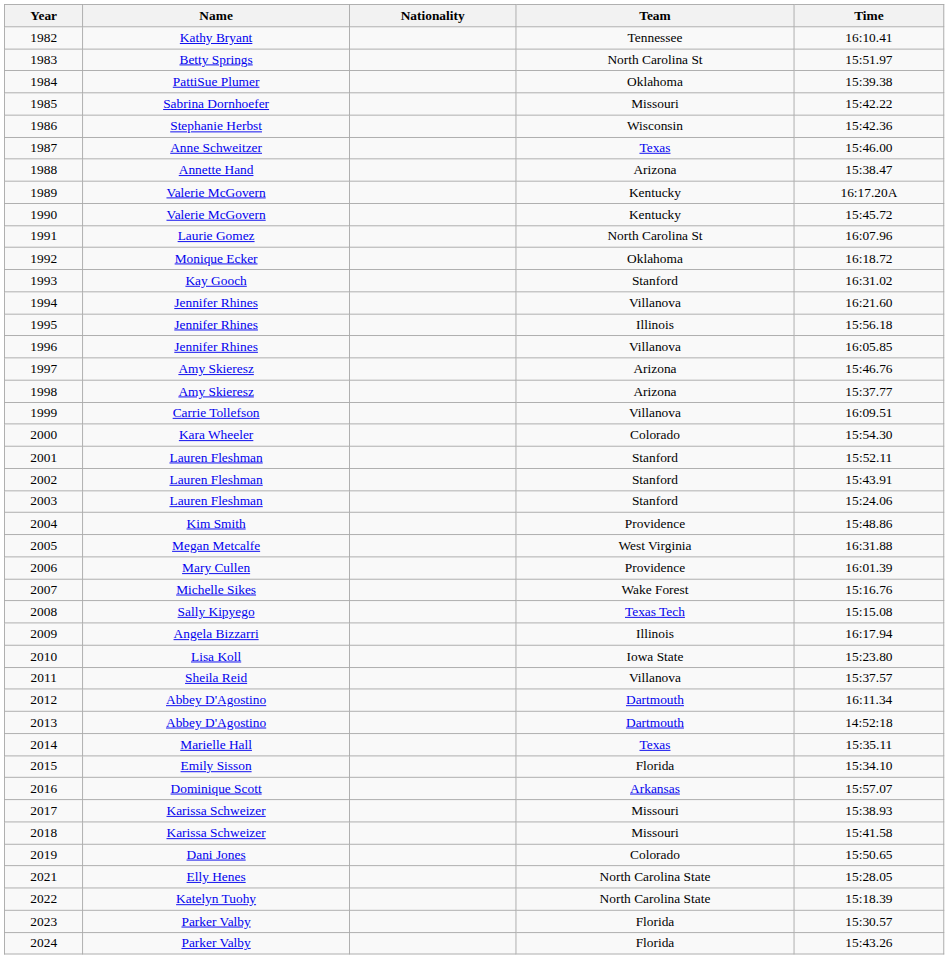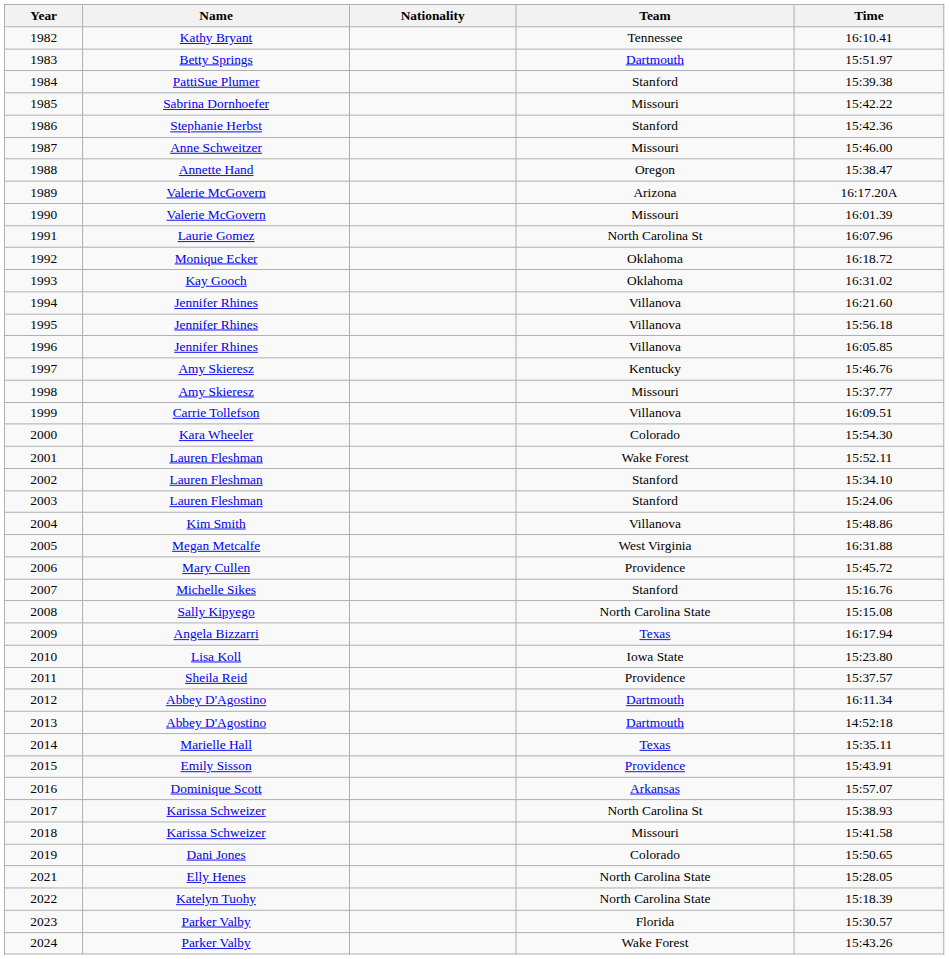(655, 60) North Carolina St -> (655, 60) Dartmouth
(655, 82) Oklahoma -> (655, 82) Stanford
(655, 126) Wisconsin -> (655, 126) Stanford
(655, 148) Texas -> (655, 148) Missouri
(655, 170) Arizona -> (655, 170) Oregon
(655, 192) Kentucky -> (655, 192) Arizona
(655, 214) Kentucky -> (655, 214) Missouri
(869, 214) 15:45.72 -> (869, 214) 16:01.39
(655, 280) Stanford -> (655, 280) Oklahoma
(655, 325) Illinois -> (655, 325) Villanova
(655, 369) Arizona -> (655, 369) Kentucky
(655, 391) Arizona -> (655, 391) Missouri
(655, 457) Stanford -> (655, 457) Wake Forest
(869, 479) 15:43.91 -> (869, 479) 15:34.10
(655, 523) Providence -> (655, 523) Villanova
(869, 568) 16:01.39 -> (869, 568) 15:45.72
(655, 590) Wake Forest -> (655, 590) Stanford
(655, 612) Texas Tech -> (655, 612) North Carolina State
(655, 634) Illinois -> (655, 634) Texas
(655, 678) Villanova -> (655, 678) Providence
(655, 766) Florida -> (655, 766) Providence
(869, 766) 15:34.10 -> (869, 766) 15:43.91
(655, 811) Missouri -> (655, 811) North Carolina St
(655, 943) Florida -> (655, 943) Wake Forest
